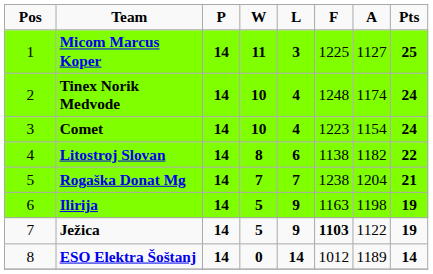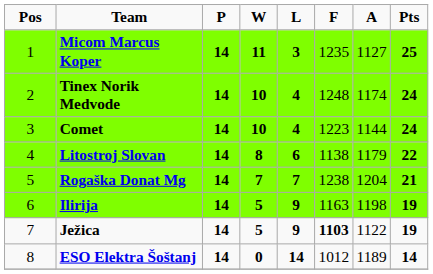(334, 51) 1225 -> (334, 51) 1235
(372, 129) 1154 -> (372, 129) 1144
(372, 154) 1182 -> (372, 154) 1179
